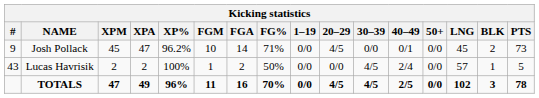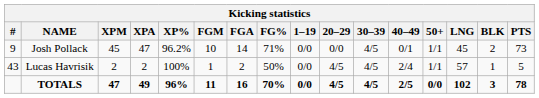(336, 48) 4/5 -> (336, 48) 0/0
(371, 48) 0/0 -> (371, 48) 4/5
(435, 48) 0/0 -> (435, 48) 1/1
(336, 66) 0/0 -> (336, 66) 4/5
(435, 66) 0/0 -> (435, 66) 1/1
